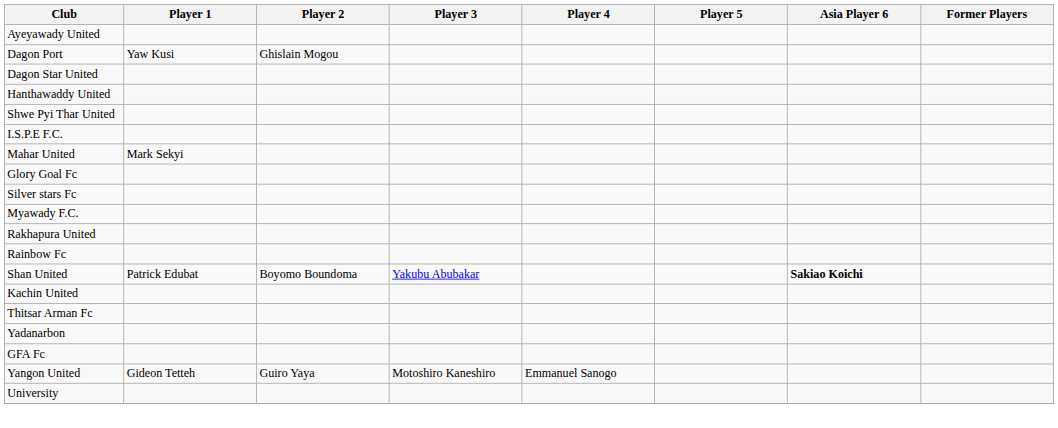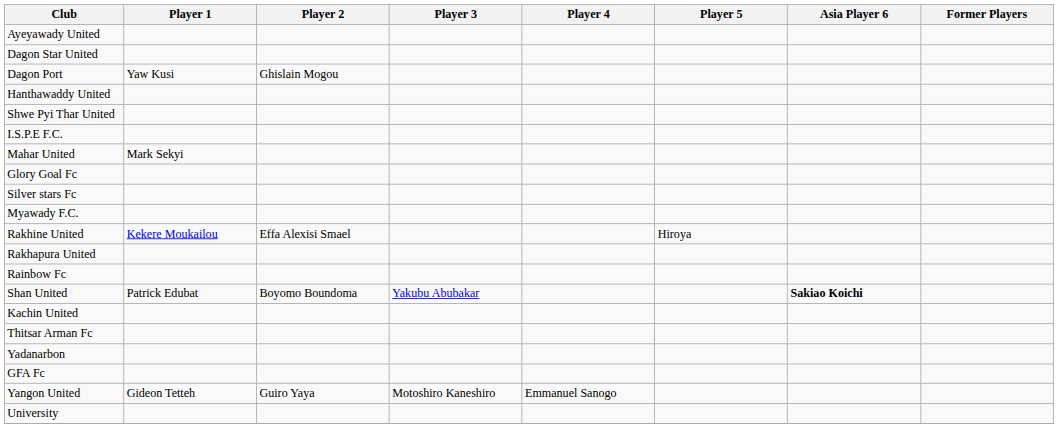rows swapped: (35, 54) <-> (53, 74)
+ row: (45, 234)
